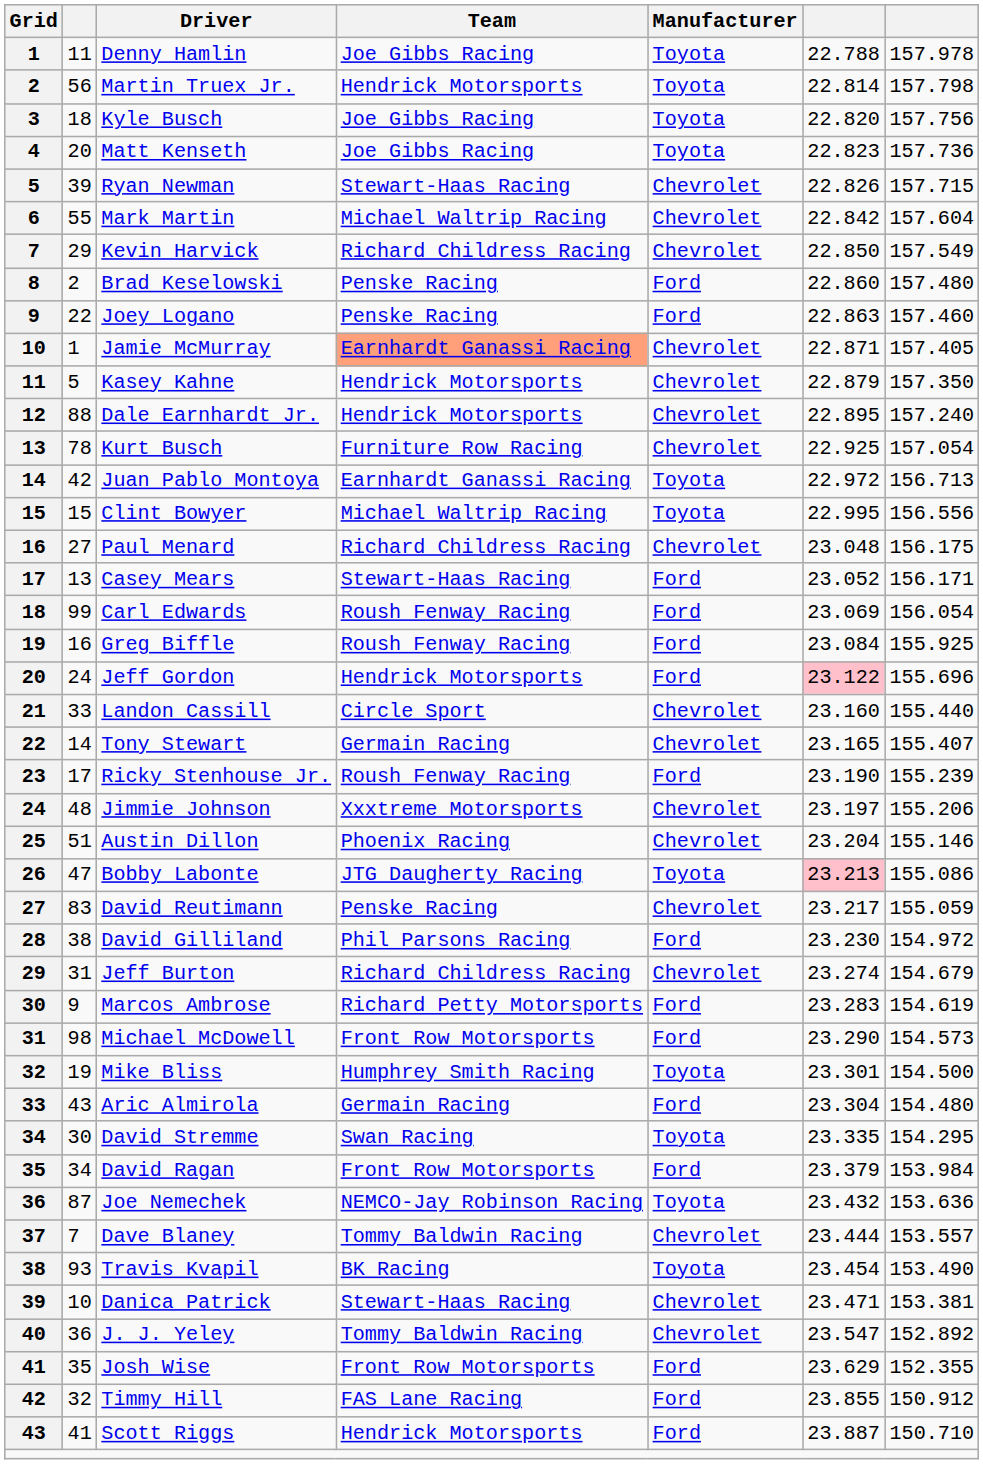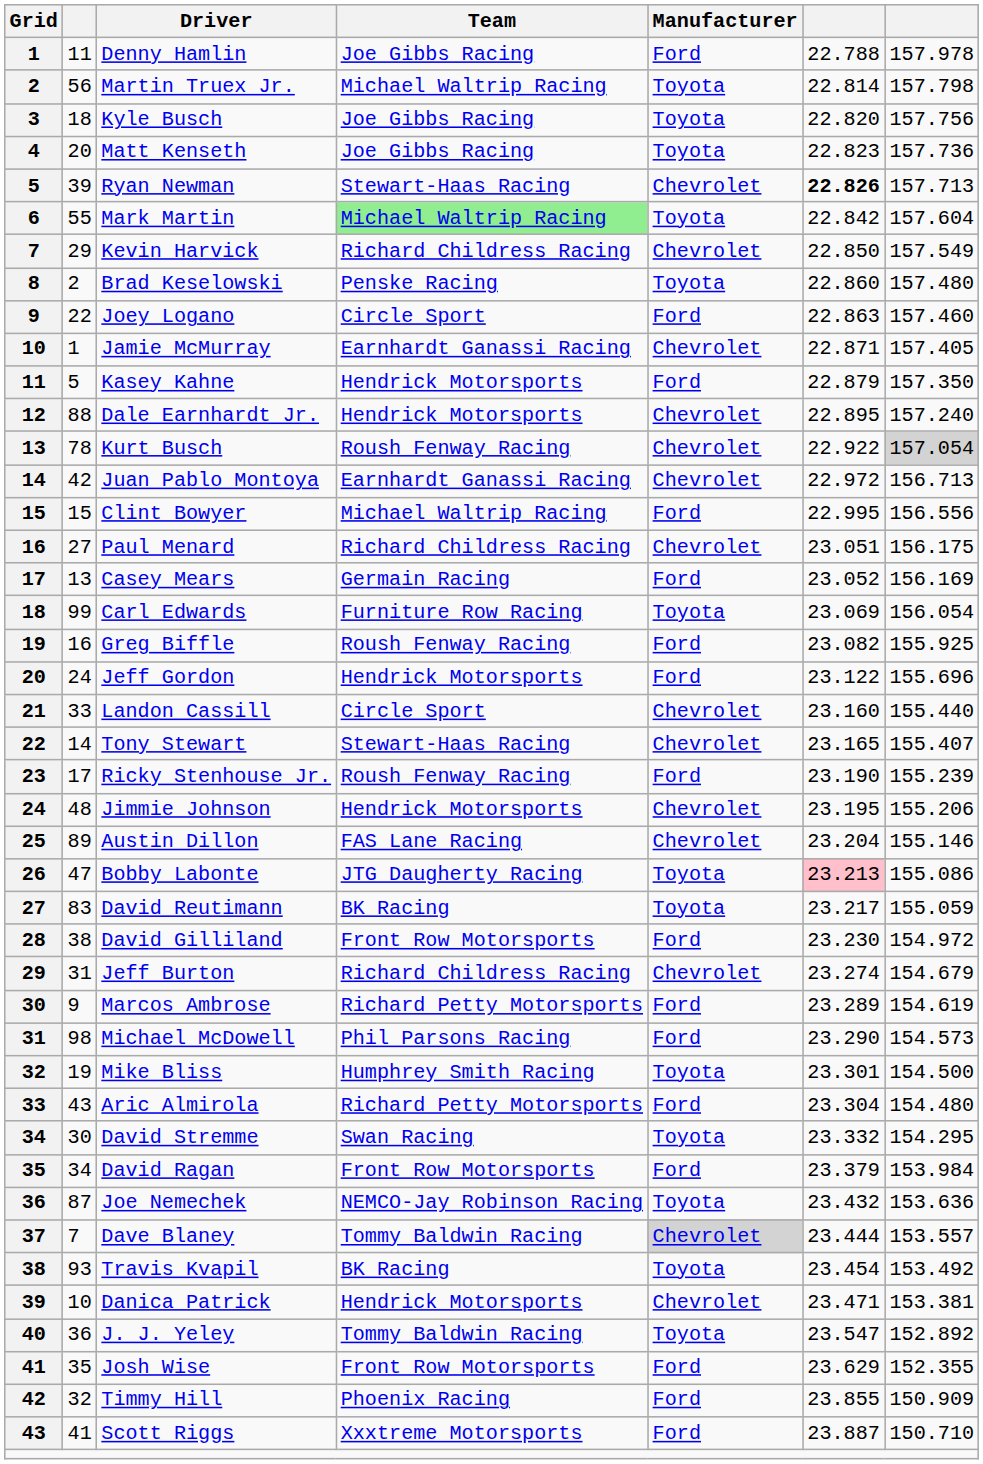(689, 54) Toyota -> (677, 54) Ford
(462, 87) Hendrick Motorsports -> (474, 87) Michael Waltrip Racing
(844, 185) normal -> (844, 185) bold
(932, 185) 157.715 -> (932, 185) 157.713
(474, 218) no background -> (474, 218) lightgreen background
(707, 218) Chevrolet -> (689, 218) Toyota
(677, 284) Ford -> (689, 284) Toyota
(419, 317) Penske Racing -> (413, 317) Circle Sport
(486, 350) lightsalmon background -> (486, 350) no background
(707, 382) Chevrolet -> (677, 382) Ford
(462, 448) Furniture Row Racing -> (456, 448) Roush Fenway Racing
(844, 448) 22.925 -> (844, 448) 22.922
(932, 448) no background -> (932, 448) lightgrey background
(689, 481) Toyota -> (707, 481) Chevrolet
(689, 514) Toyota -> (677, 514) Ford
(844, 547) 23.048 -> (844, 547) 23.051
(456, 579) Stewart-Haas Racing -> (425, 579) Germain Racing
(932, 579) 156.171 -> (932, 579) 156.169
(456, 612) Roush Fenway Racing -> (462, 612) Furniture Row Racing
(677, 612) Ford -> (689, 612) Toyota
(844, 645) 23.084 -> (844, 645) 23.082
(844, 678) pink background -> (844, 678) no background
(425, 744) Germain Racing -> (456, 744) Stewart-Haas Racing
(462, 809) Xxxtreme Motorsports -> (462, 809) Hendrick Motorsports
(844, 809) 23.197 -> (844, 809) 23.195
(80, 842) 51 -> (80, 842) 89
(425, 842) Phoenix Racing -> (431, 842) FAS Lane Racing
(419, 908) Penske Racing -> (395, 908) BK Racing
(707, 908) Chevrolet -> (689, 908) Toyota
(456, 941) Phil Parsons Racing -> (468, 941) Front Row Motorsports
(844, 1006) 23.283 -> (844, 1006) 23.289
(468, 1039) Front Row Motorsports -> (456, 1039) Phil Parsons Racing
(425, 1105) Germain Racing -> (492, 1105) Richard Petty Motorsports
(844, 1138) 23.335 -> (844, 1138) 23.332
(707, 1236) no background -> (707, 1236) lightgrey background
(932, 1269) 153.490 -> (932, 1269) 153.492
(456, 1302) Stewart-Haas Racing -> (462, 1302) Hendrick Motorsports
(707, 1335) Chevrolet -> (689, 1335) Toyota
(431, 1401) FAS Lane Racing -> (425, 1401) Phoenix Racing
(932, 1401) 150.912 -> (932, 1401) 150.909
(462, 1433) Hendrick Motorsports -> (462, 1433) Xxxtreme Motorsports
